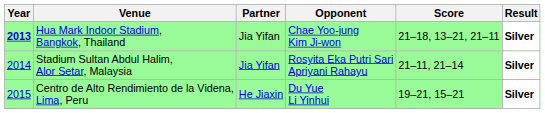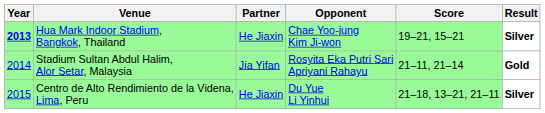(259, 36) Jia Yifan -> (261, 36) He Jiaxin
(449, 36) 21–18, 13–21, 21–11 -> (431, 36) 19–21, 15–21
(519, 65) Silver -> (517, 65) Gold
(431, 94) 19–21, 15–21 -> (449, 94) 21–18, 13–21, 21–11
